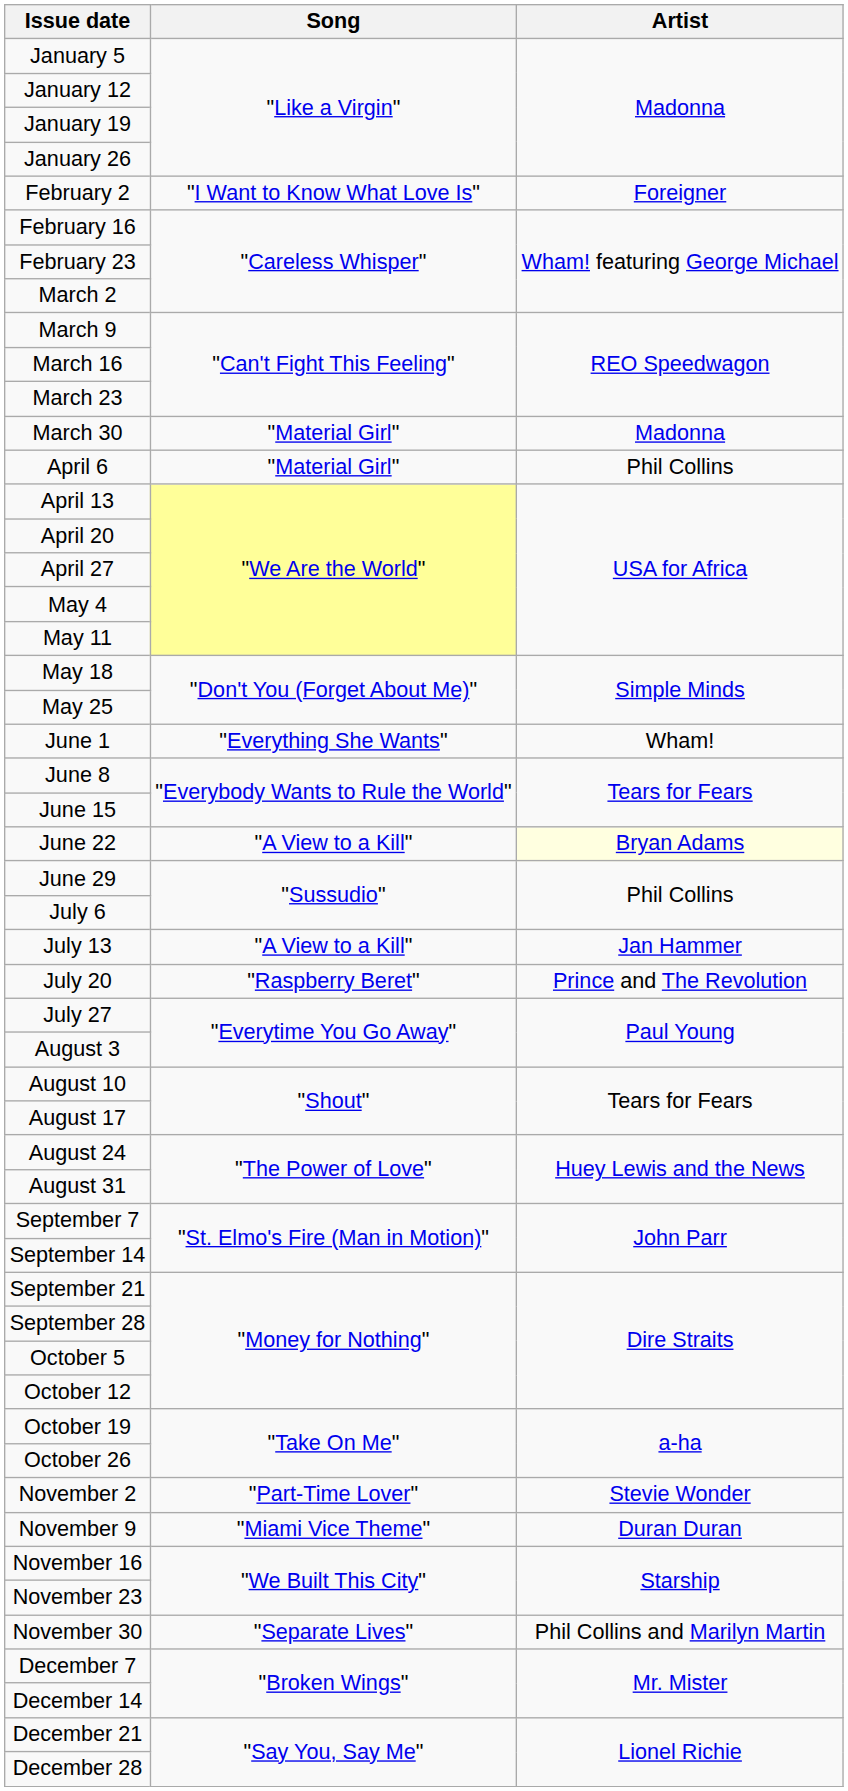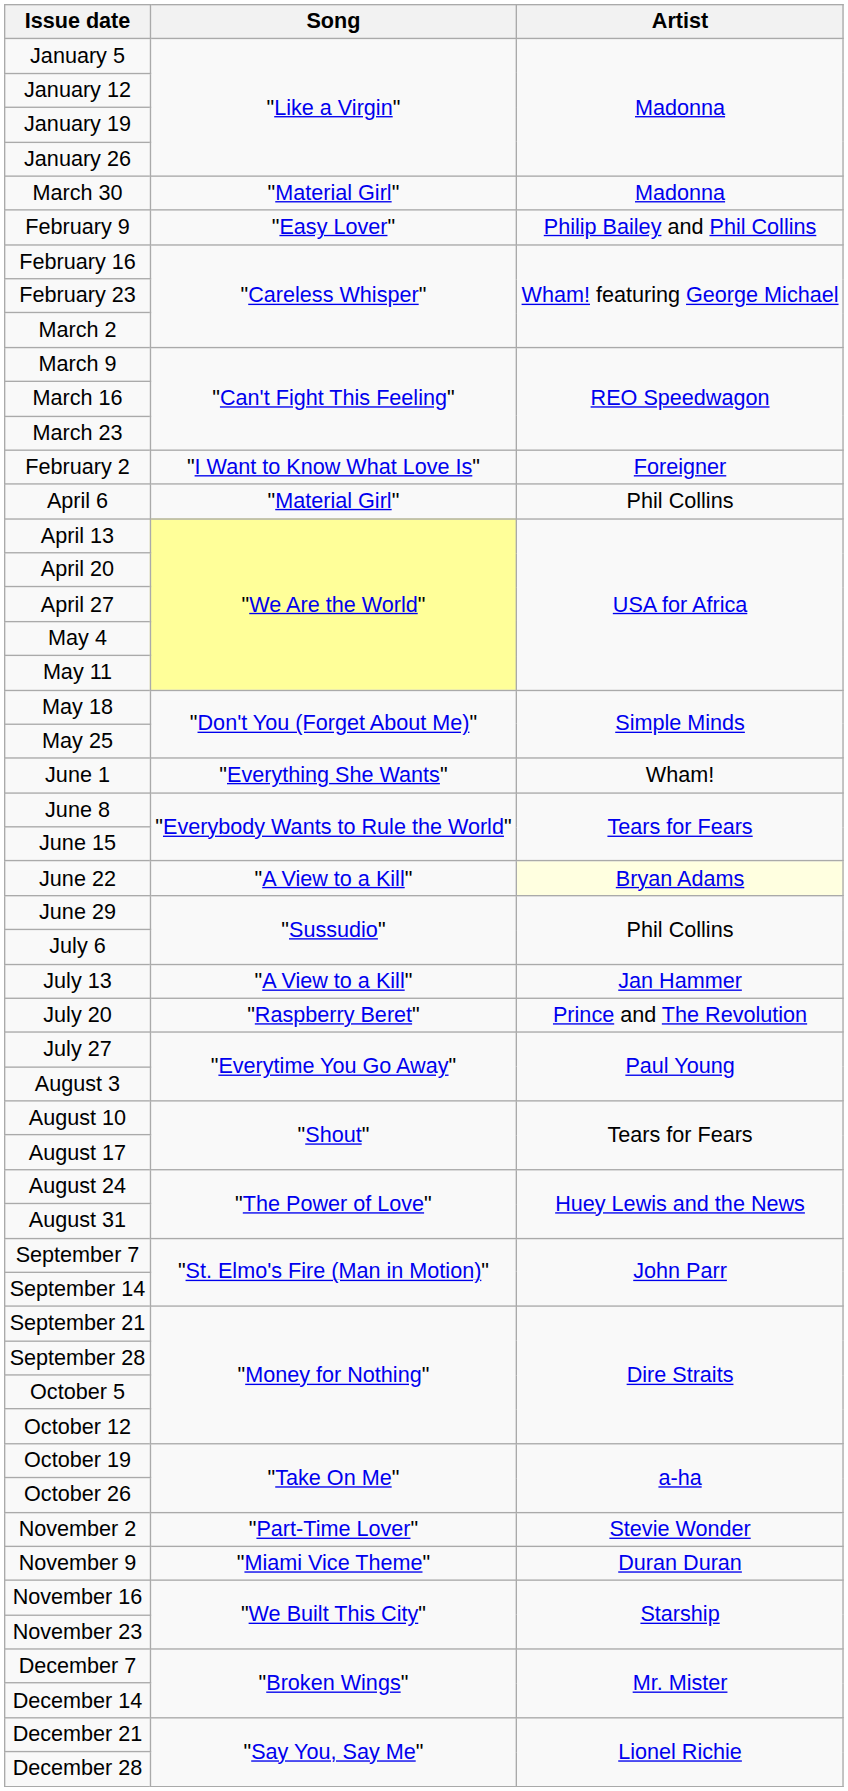rows swapped: (77, 192) <-> (78, 432)
+ row: (77, 227)
- row: (78, 1631)
